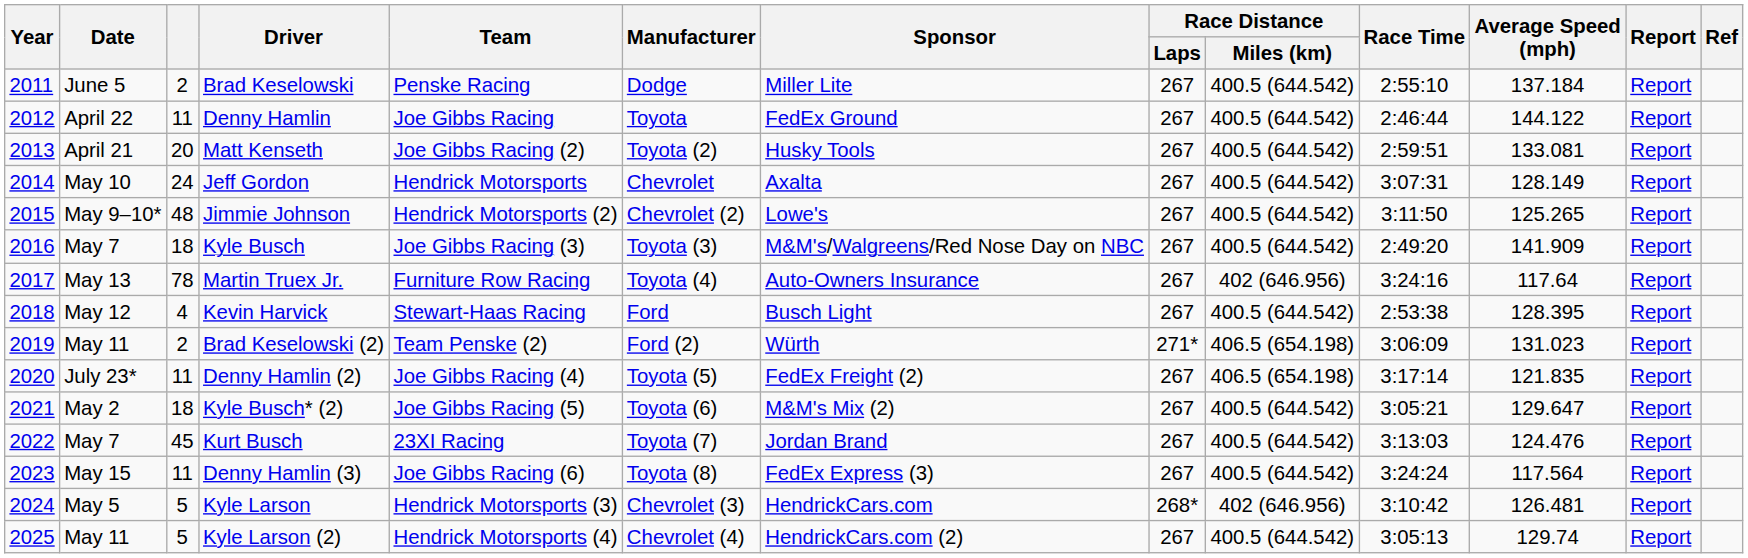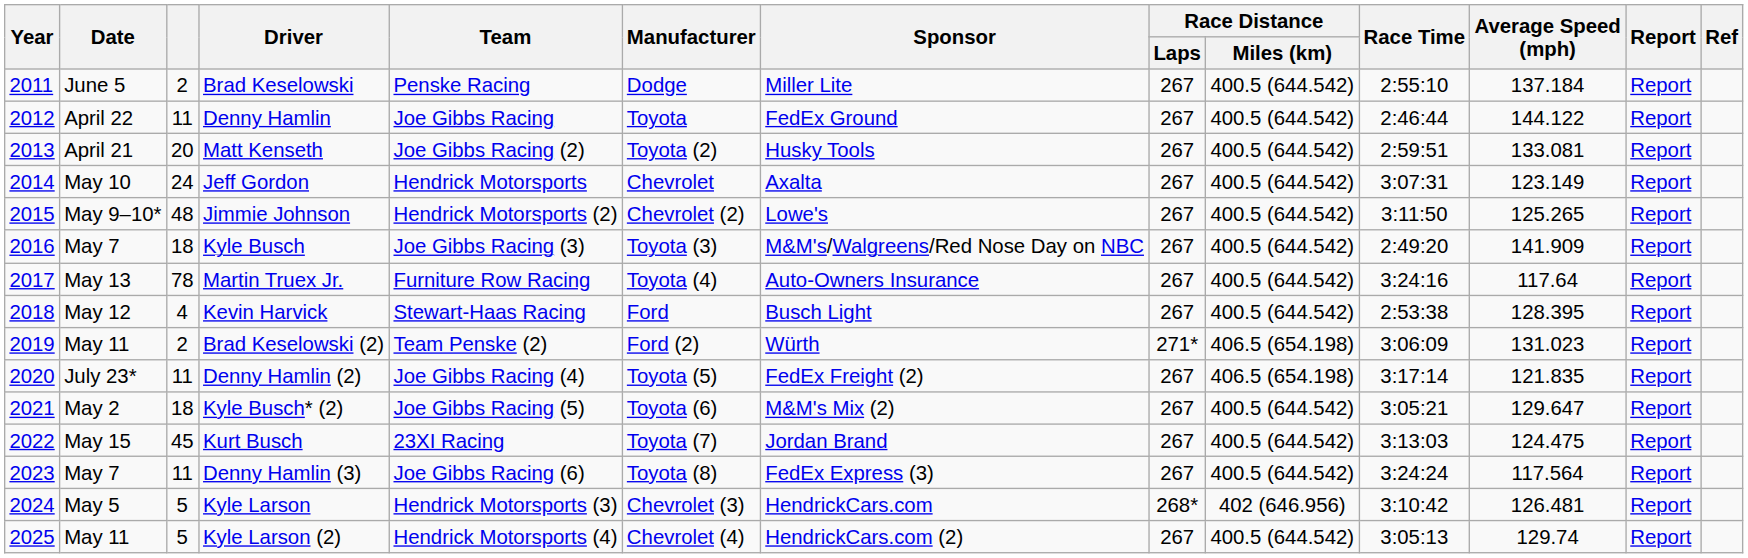(1548, 182) 128.149 -> (1548, 182) 123.149
(1282, 279) 402 (646.956) -> (1282, 279) 400.5 (644.542)
(92, 440) May 7 -> (98, 440) May 15
(1548, 440) 124.476 -> (1548, 440) 124.475
(98, 472) May 15 -> (92, 472) May 7
